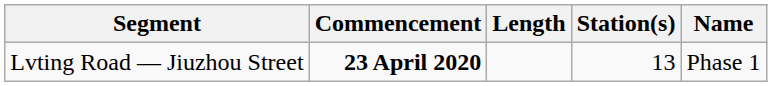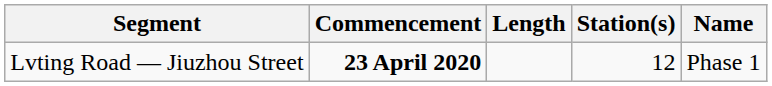(663, 61) 13 -> (663, 61) 12
